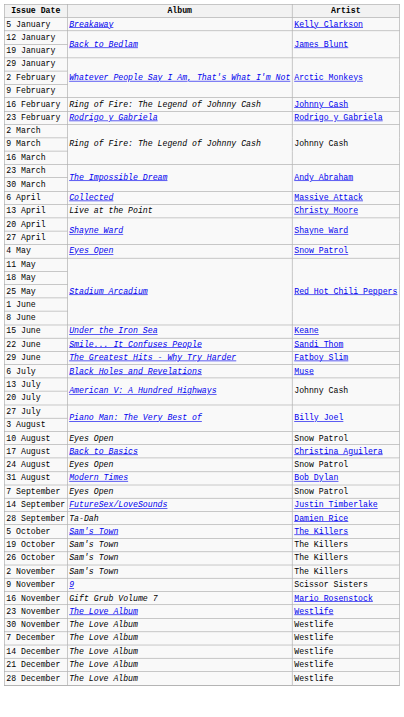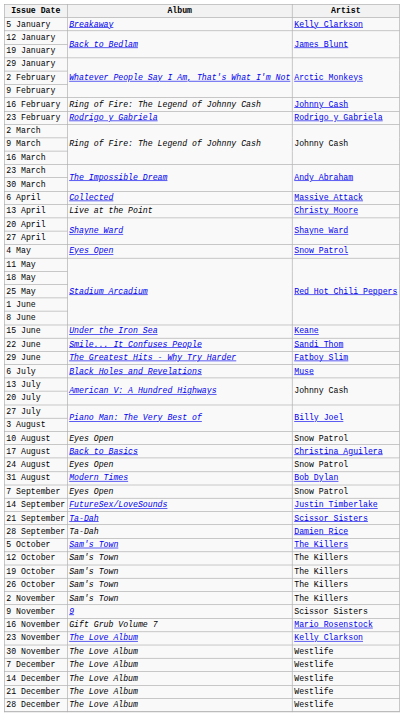+ row: (36, 518)
+ row: (31, 558)
(314, 612) Westlife -> (329, 638) Kelly Clarkson
